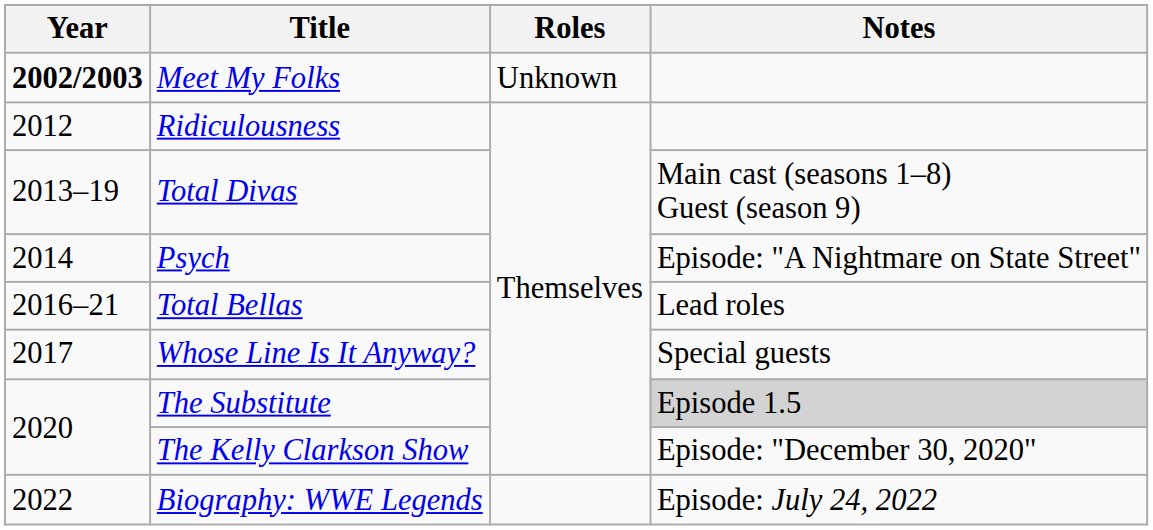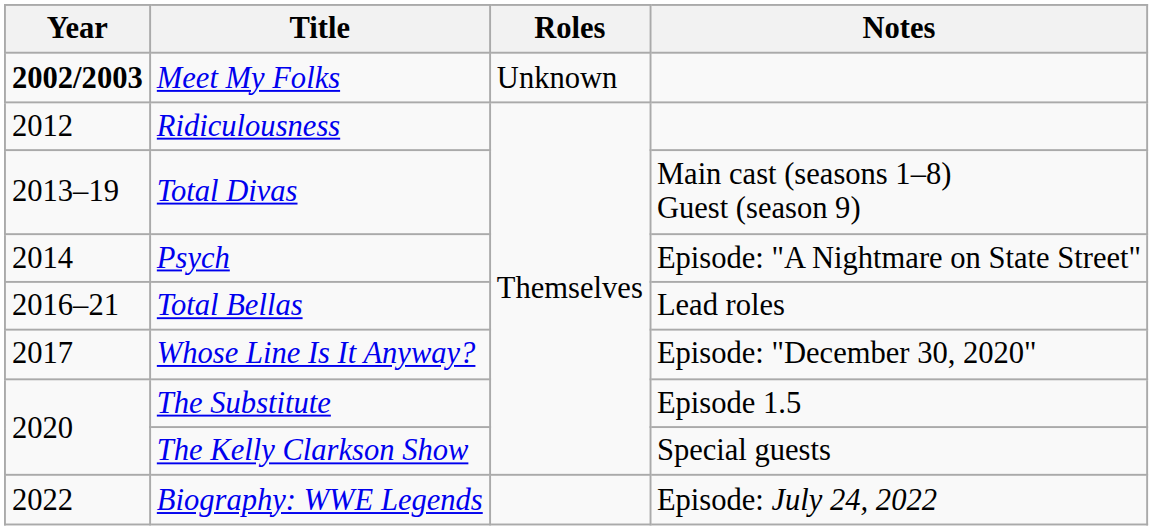(744, 353) Special guests -> (847, 353) Episode: "December 30, 2020"
(729, 402) lightgrey background -> (729, 402) no background
(847, 450) Episode: "December 30, 2020" -> (744, 450) Special guests
